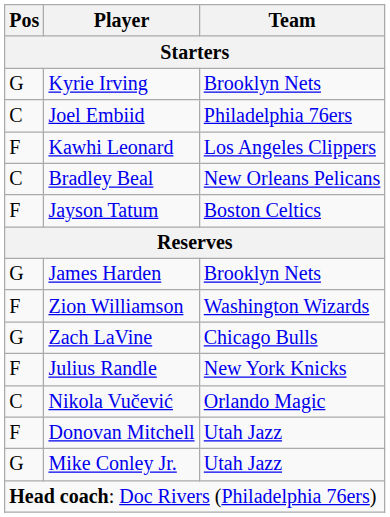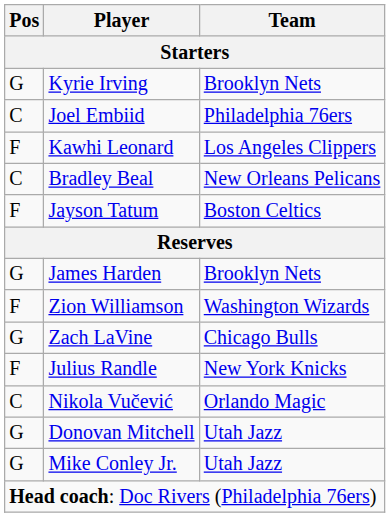(15, 432) F -> (16, 432) G
